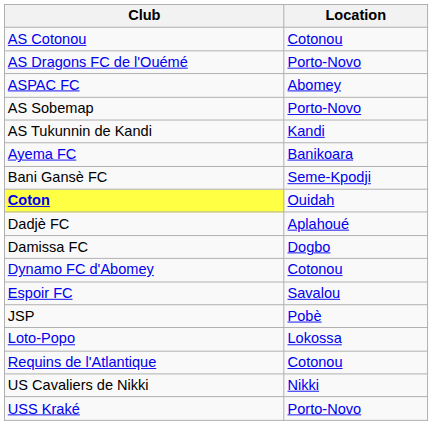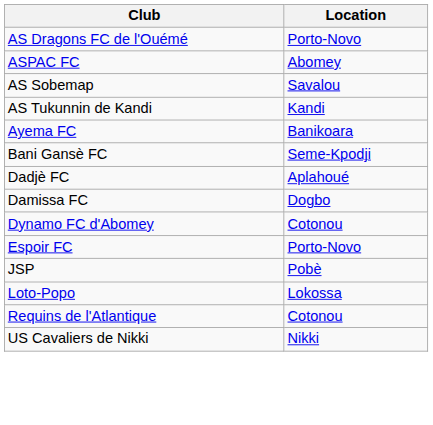- row: (47, 39)
(324, 108) Porto-Novo -> (314, 85) Savalou
- row: (29, 200)
(314, 293) Savalou -> (324, 246) Porto-Novo
- row: (44, 408)
